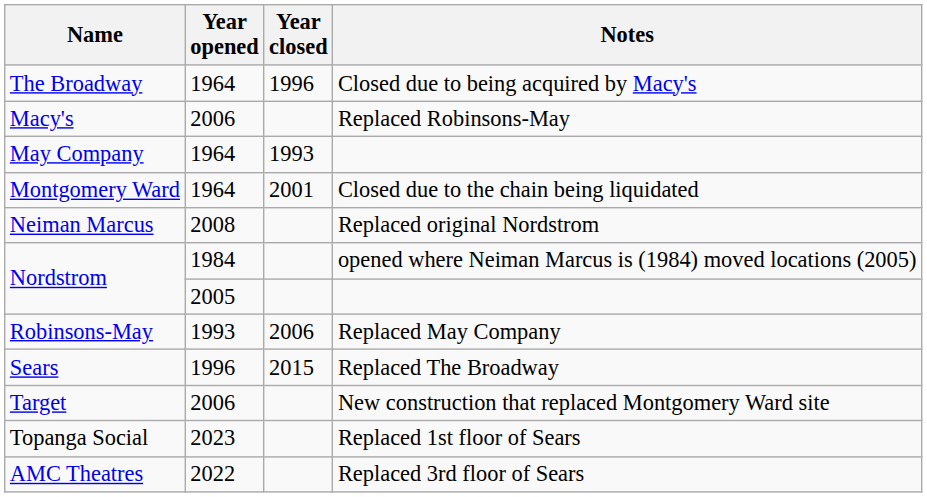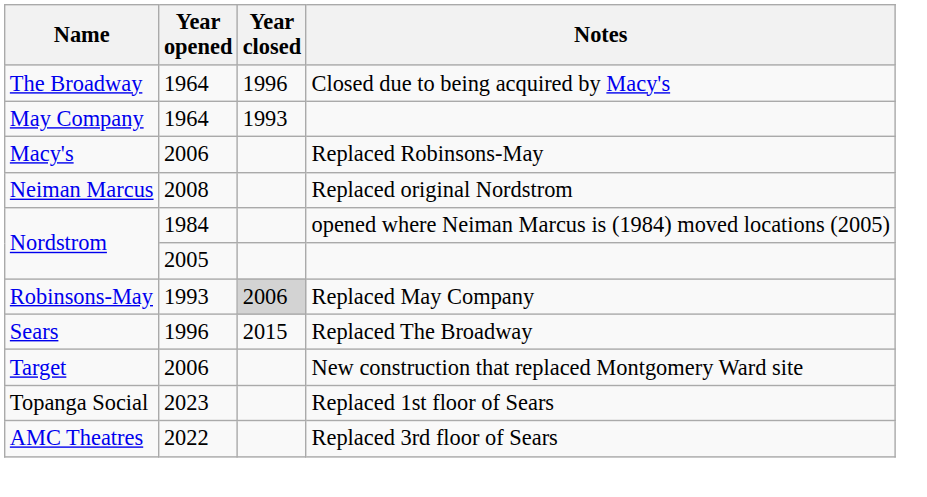rows swapped: (42, 118) <-> (77, 154)
- row: (95, 189)
(292, 331) no background -> (265, 296) lightgrey background
